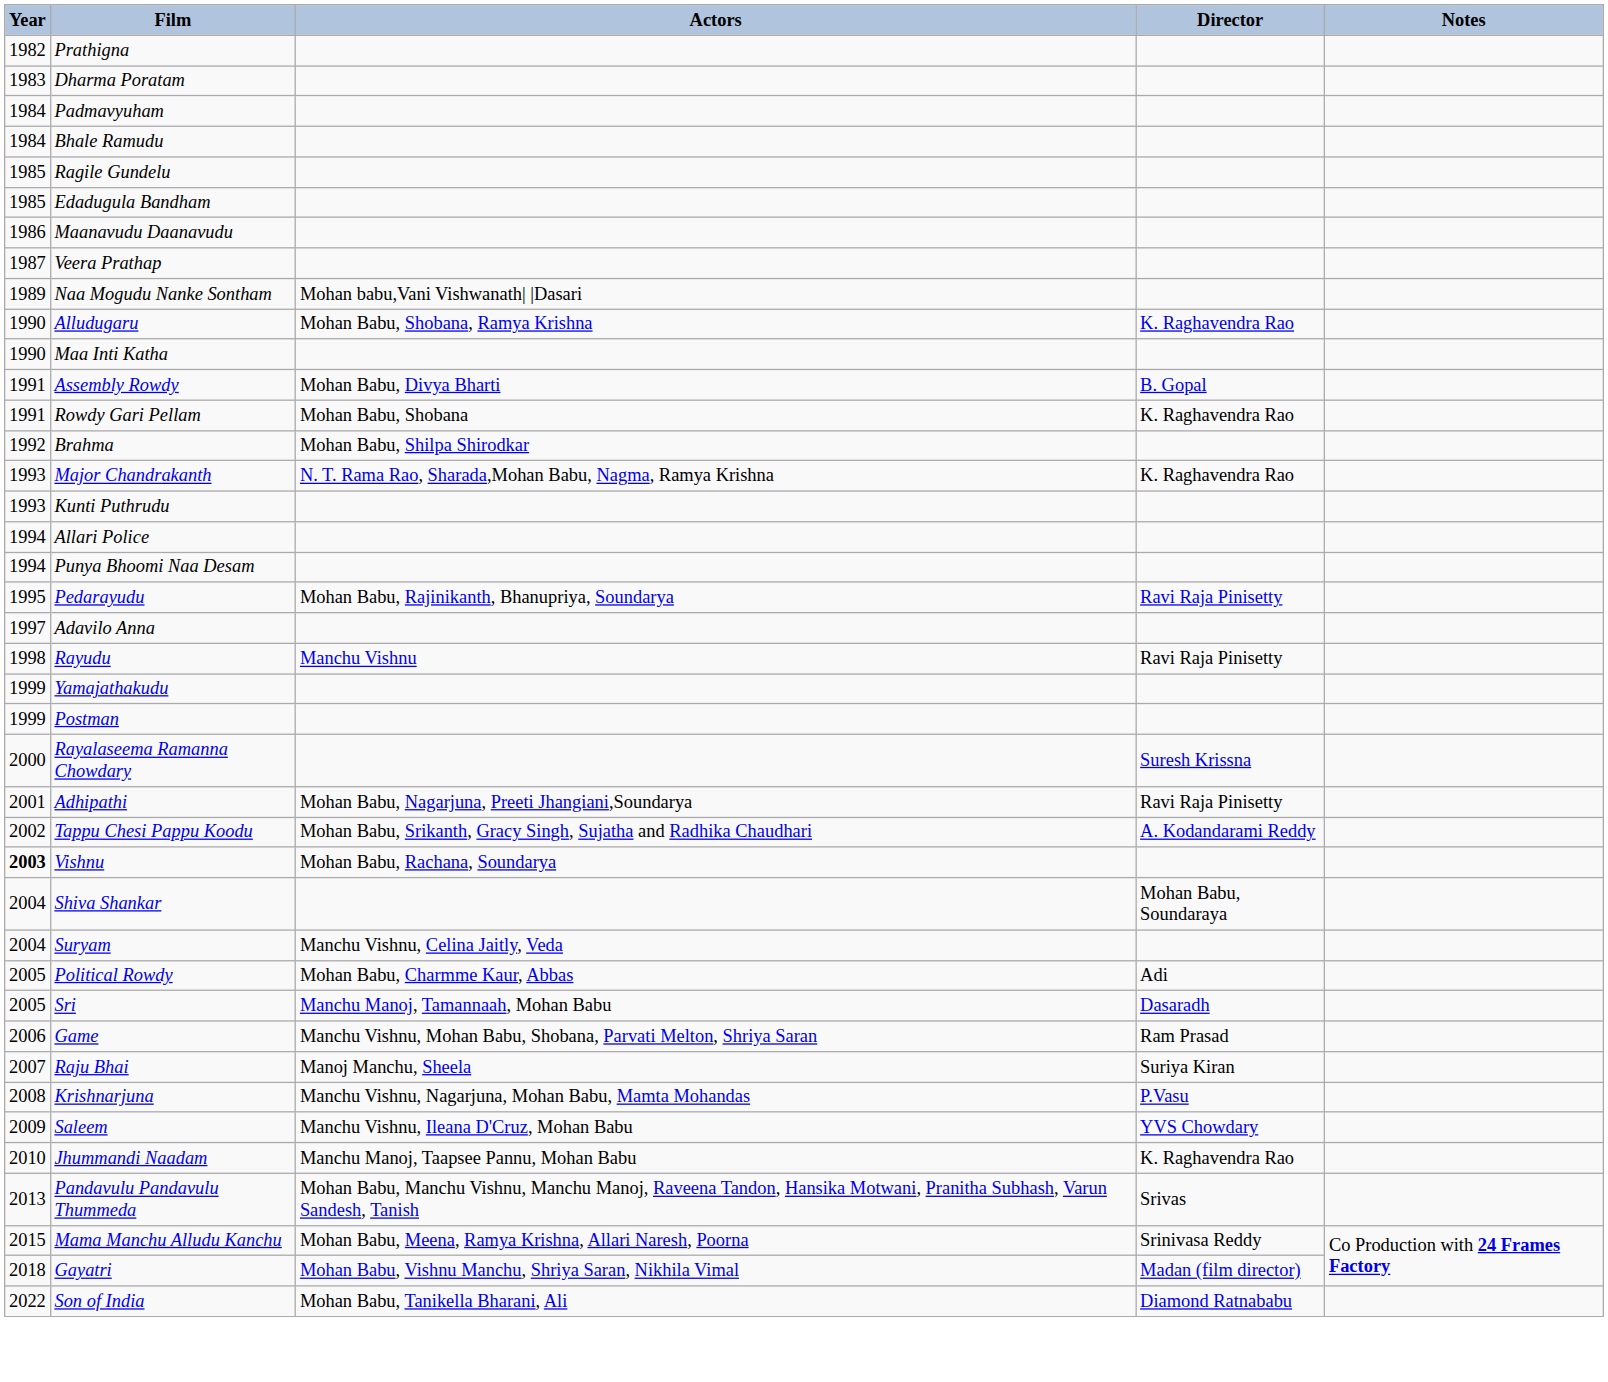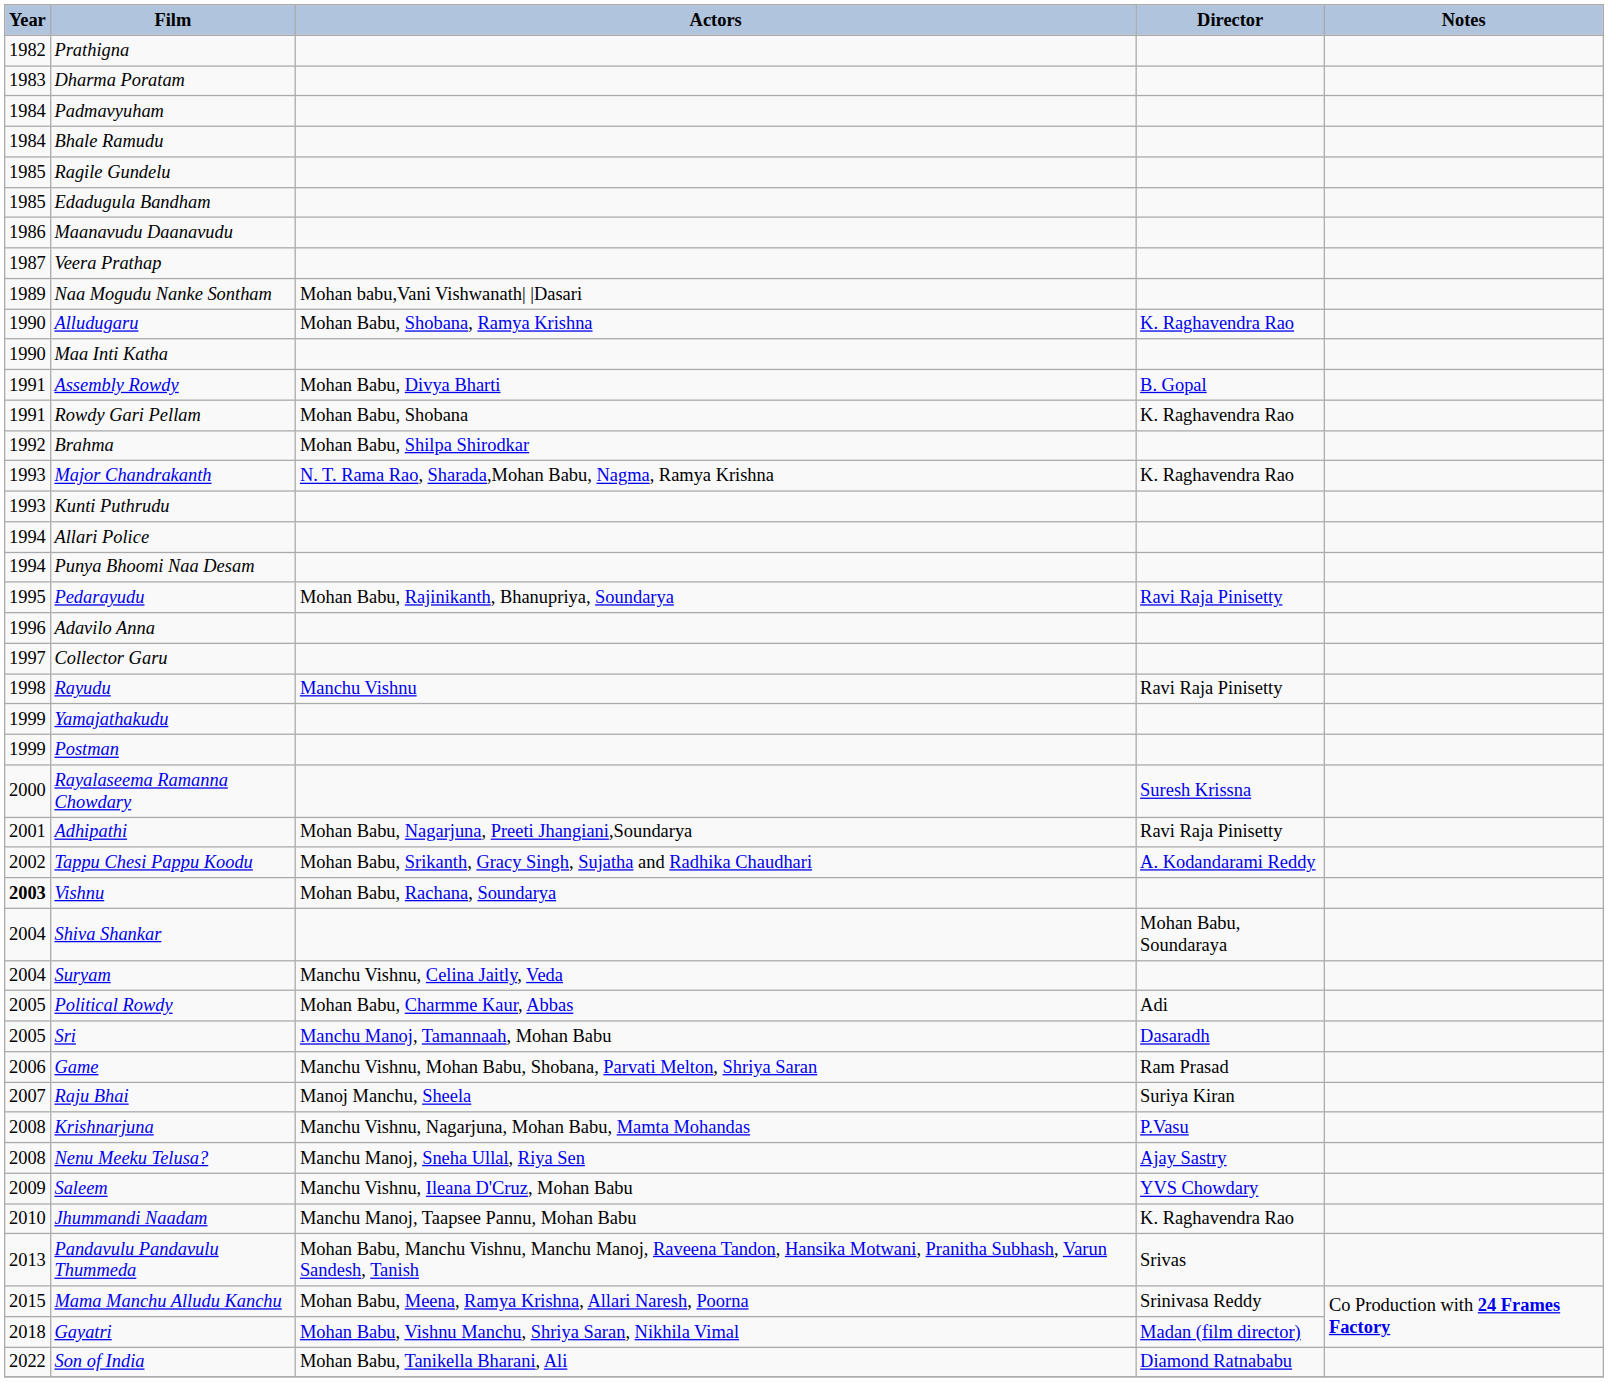(27, 628) 1997 -> (27, 628) 1996
+ row: (111, 658)
+ row: (131, 1158)
